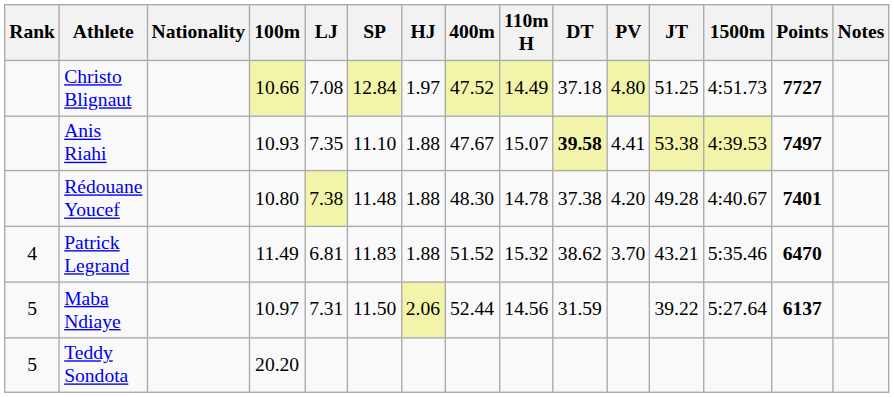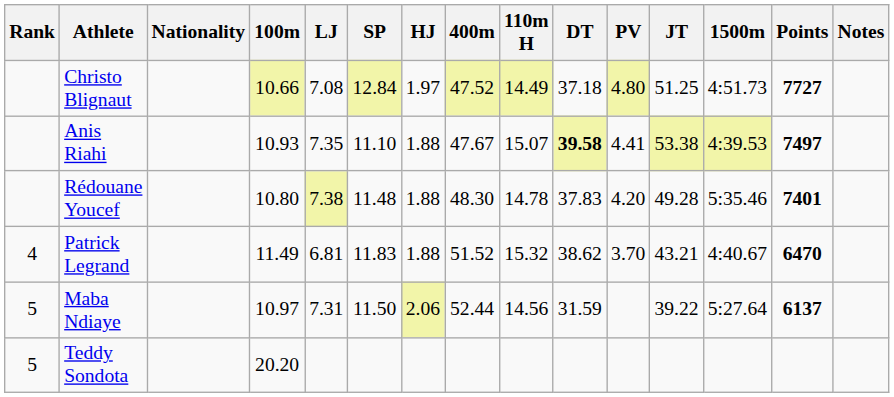(580, 198) 37.38 -> (580, 198) 37.83
(737, 198) 4:40.67 -> (737, 198) 5:35.46
(737, 254) 5:35.46 -> (737, 254) 4:40.67
